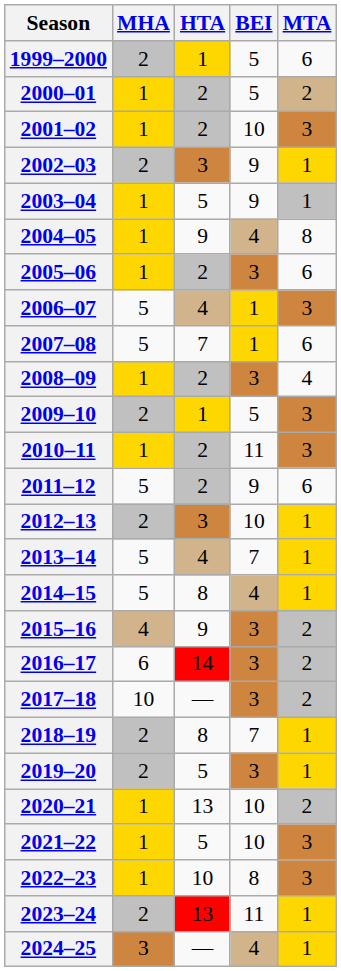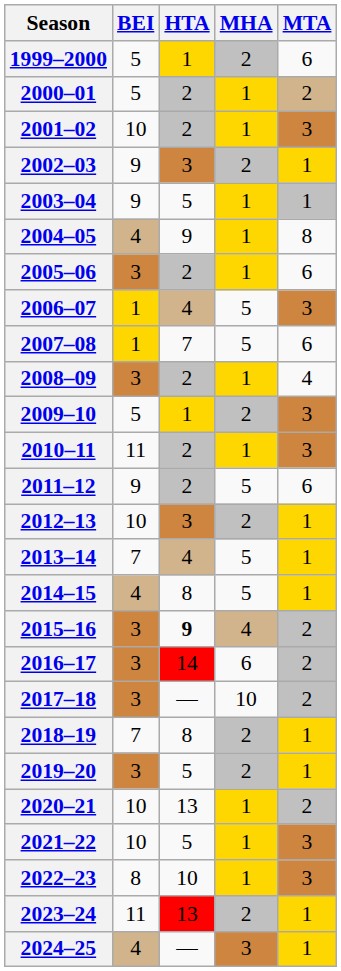columns swapped: (254, 22) <-> (143, 22)
(203, 628) normal -> (187, 628) bold
